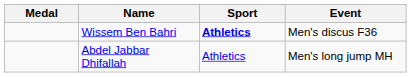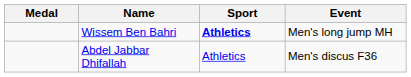(333, 31) Men's discus F36 -> (340, 31) Men's long jump MH
(340, 56) Men's long jump MH -> (333, 56) Men's discus F36
